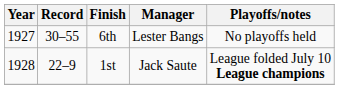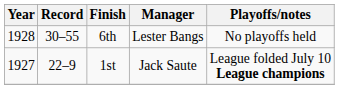(21, 36) 1927 -> (21, 36) 1928
(21, 66) 1928 -> (21, 66) 1927
